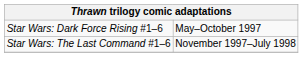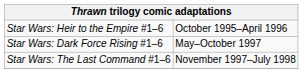+ row: (85, 28)
